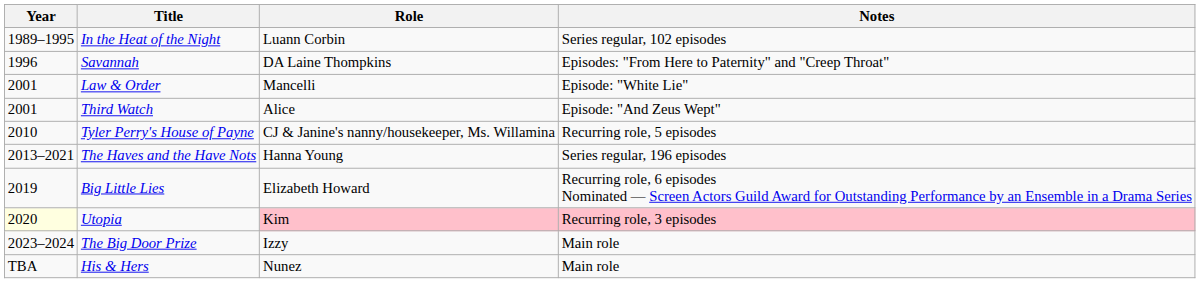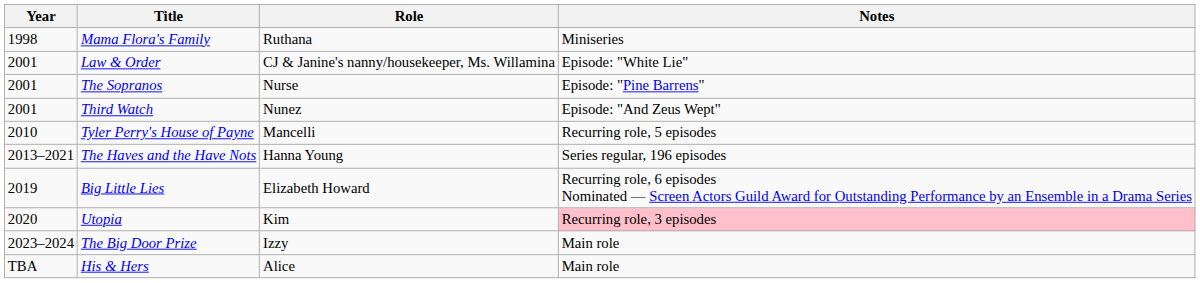- row: (151, 39)
- row: (110, 62)
+ row: (145, 39)
(289, 86) Mancelli -> (409, 62) CJ & Janine's nanny/housekeeper, Ms. Willamina
+ row: (122, 86)
(279, 109) Alice -> (282, 109) Nunez
(409, 132) CJ & Janine's nanny/housekeeper, Ms. Willamina -> (289, 132) Mancelli
(23, 219) lightyellow background -> (23, 219) no background
(276, 219) pink background -> (276, 219) no background
(282, 266) Nunez -> (279, 266) Alice
